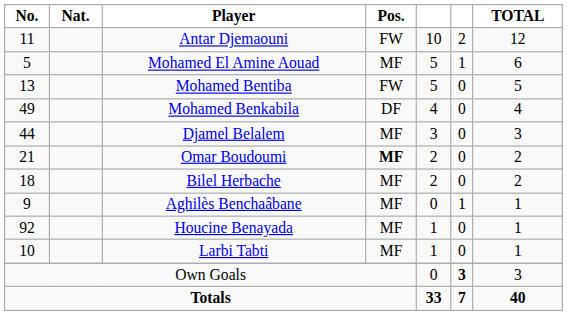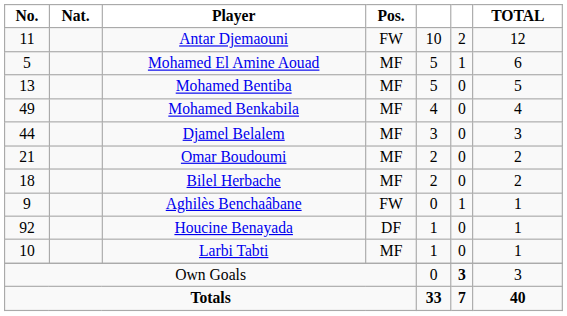(391, 86) FW -> (391, 86) MF
(391, 109) DF -> (391, 109) MF
(391, 156) bold -> (391, 156) normal
(391, 203) MF -> (391, 203) FW
(391, 227) MF -> (391, 227) DF
